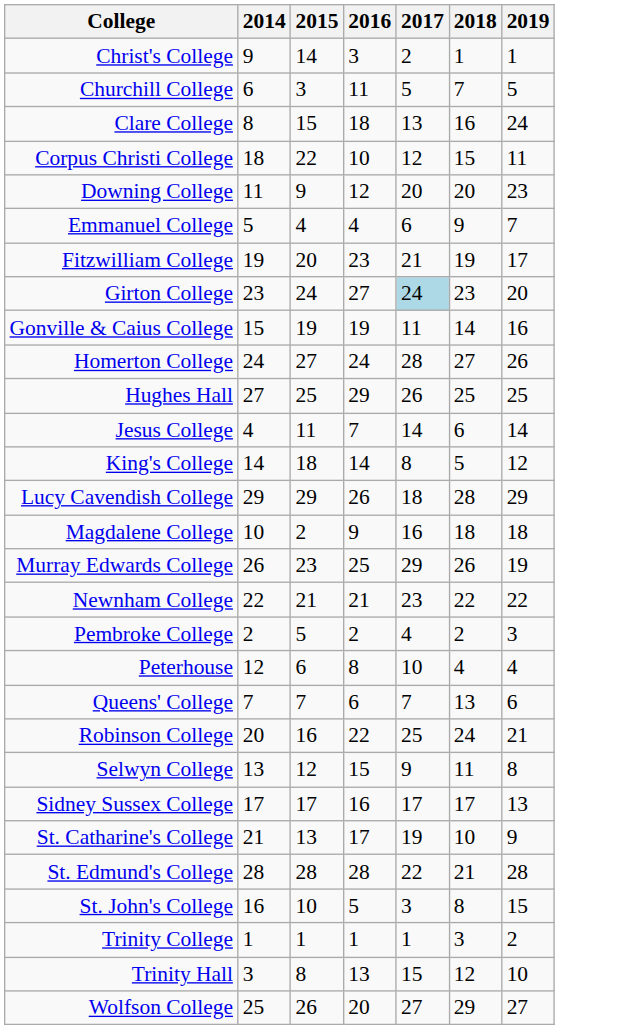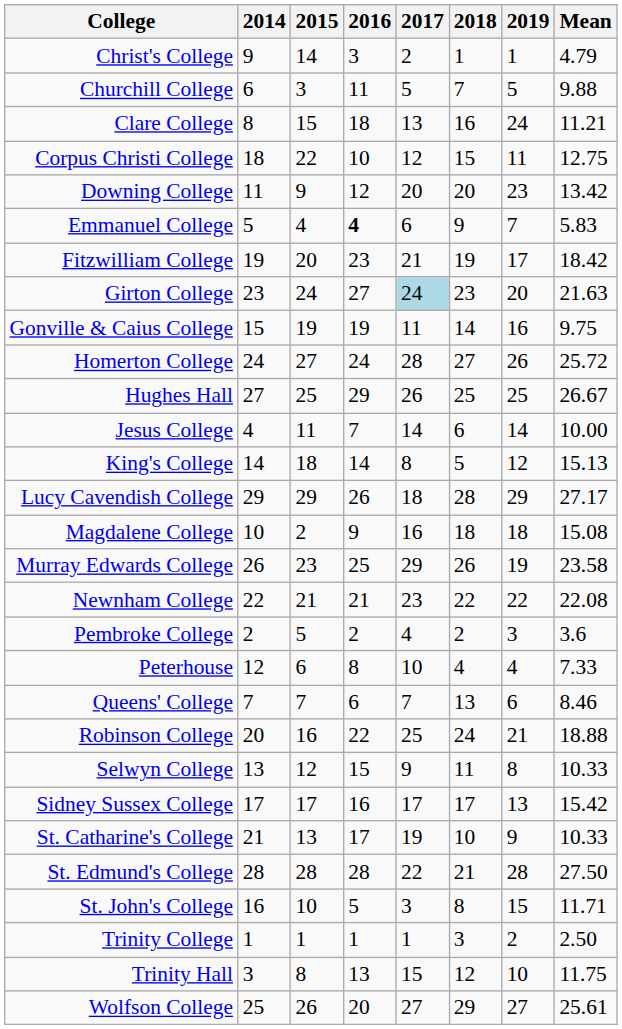+ column: (586, 21)
(354, 225) normal -> (354, 225) bold
